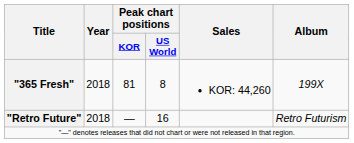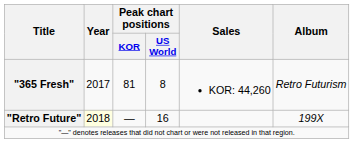(98, 84) 2018 -> (98, 84) 2017
(311, 84) 199X -> (311, 84) Retro Futurism
(98, 118) no background -> (98, 118) lightyellow background
(311, 118) Retro Futurism -> (311, 118) 199X
